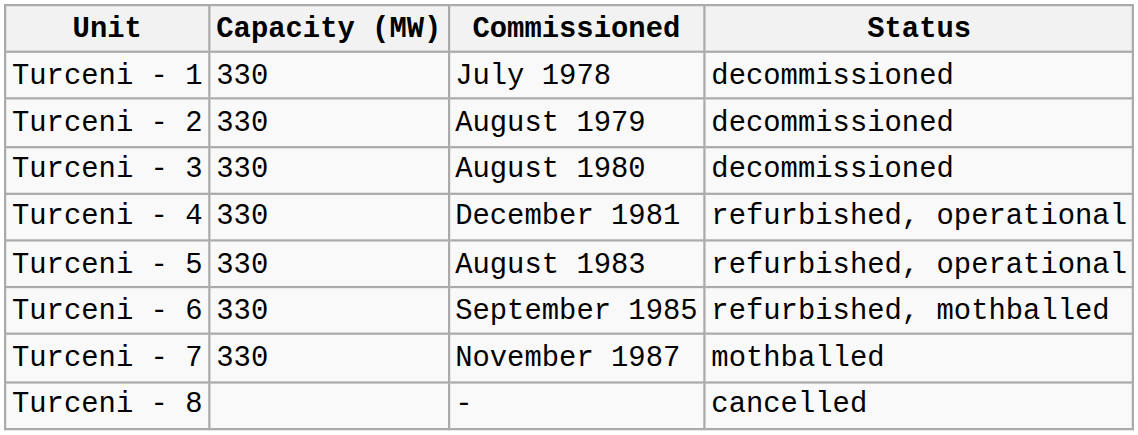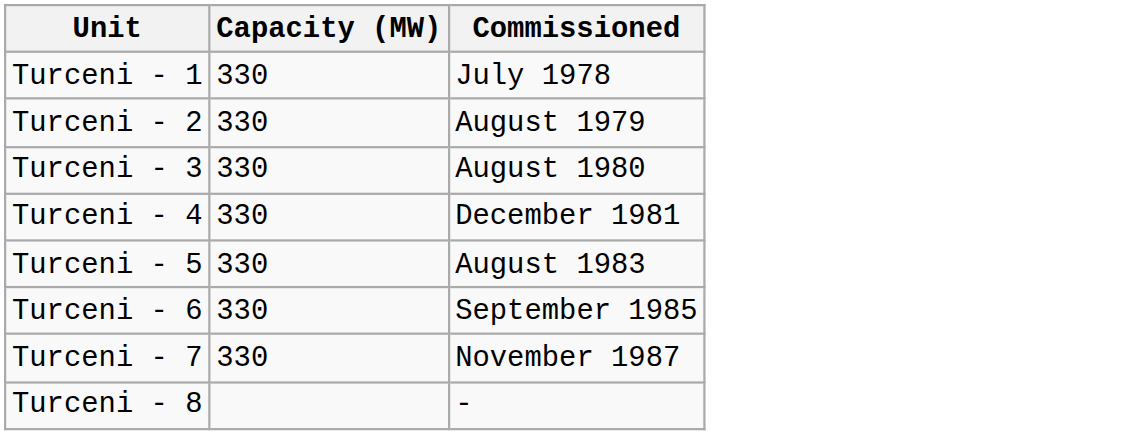- column: (919, 29)
